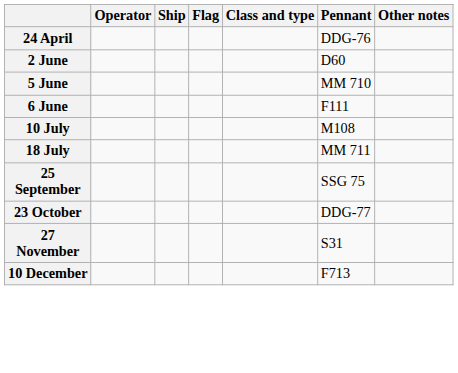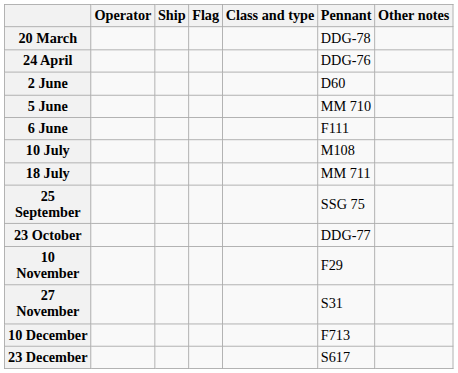+ row: (48, 38)
+ row: (48, 265)
+ row: (48, 357)
